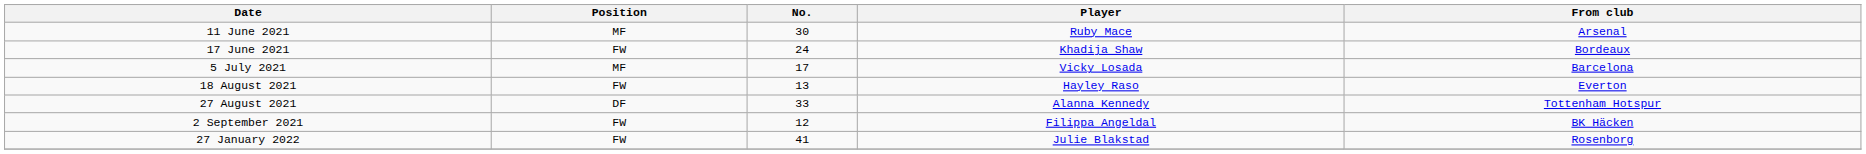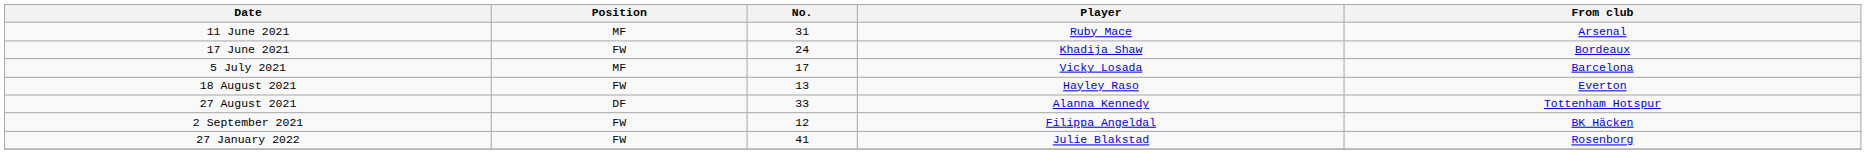(802, 32) 30 -> (802, 32) 31
